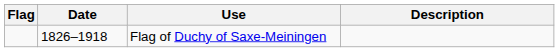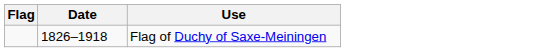- column: (447, 15)
